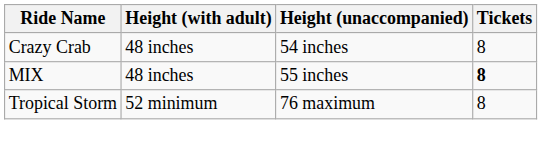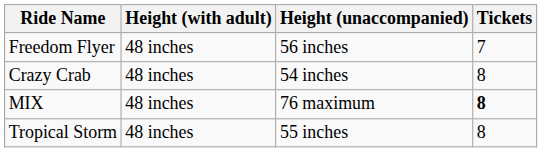+ row: (62, 47)
(314, 75) 55 inches -> (327, 103) 76 maximum
(171, 103) 52 minimum -> (159, 132) 48 inches
(327, 103) 76 maximum -> (314, 132) 55 inches
